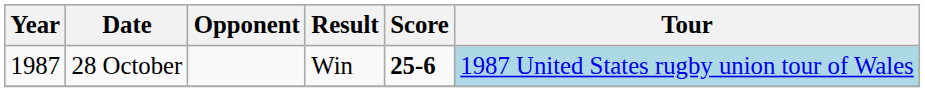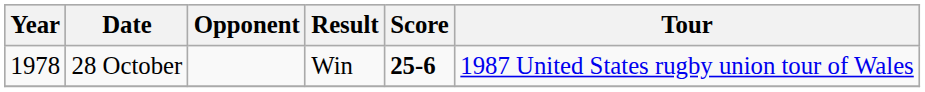(35, 65) 1987 -> (35, 65) 1978
(687, 65) lightblue background -> (687, 65) no background
